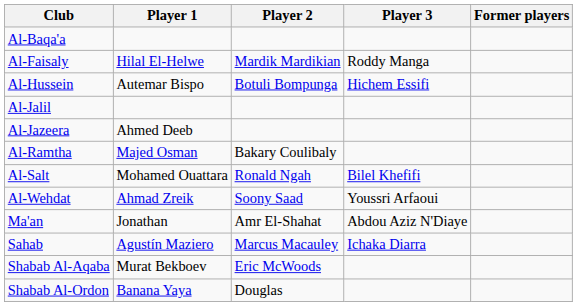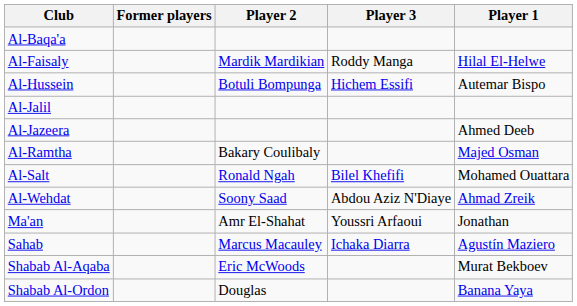columns swapped: (172, 15) <-> (522, 15)
(393, 198) Youssri Arfaoui -> (391, 198) Abdou Aziz N'Diaye
(407, 221) Abdou Aziz N'Diaye -> (376, 221) Youssri Arfaoui
